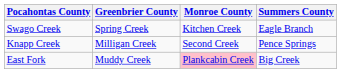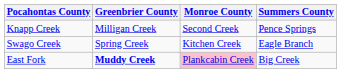rows swapped: (33, 44) <-> (34, 28)
(123, 60) normal -> (125, 60) bold
